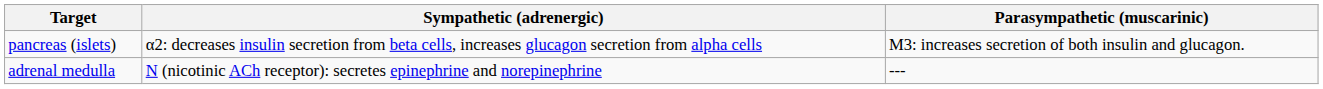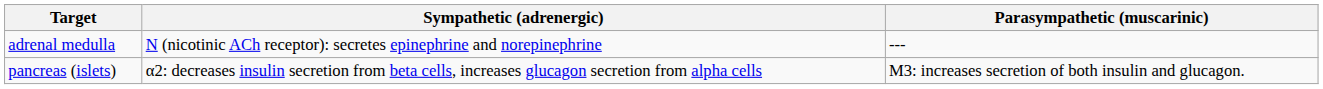rows swapped: (62, 44) <-> (62, 70)
